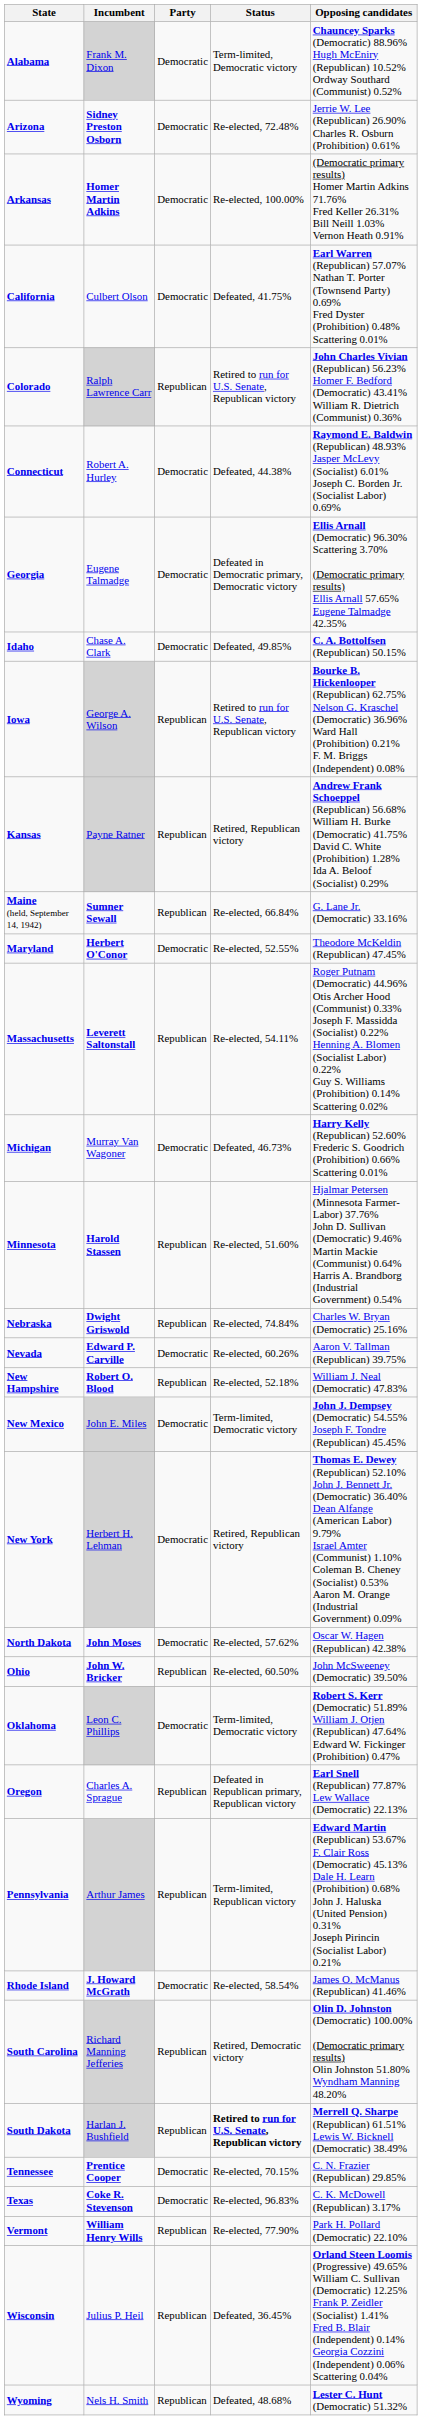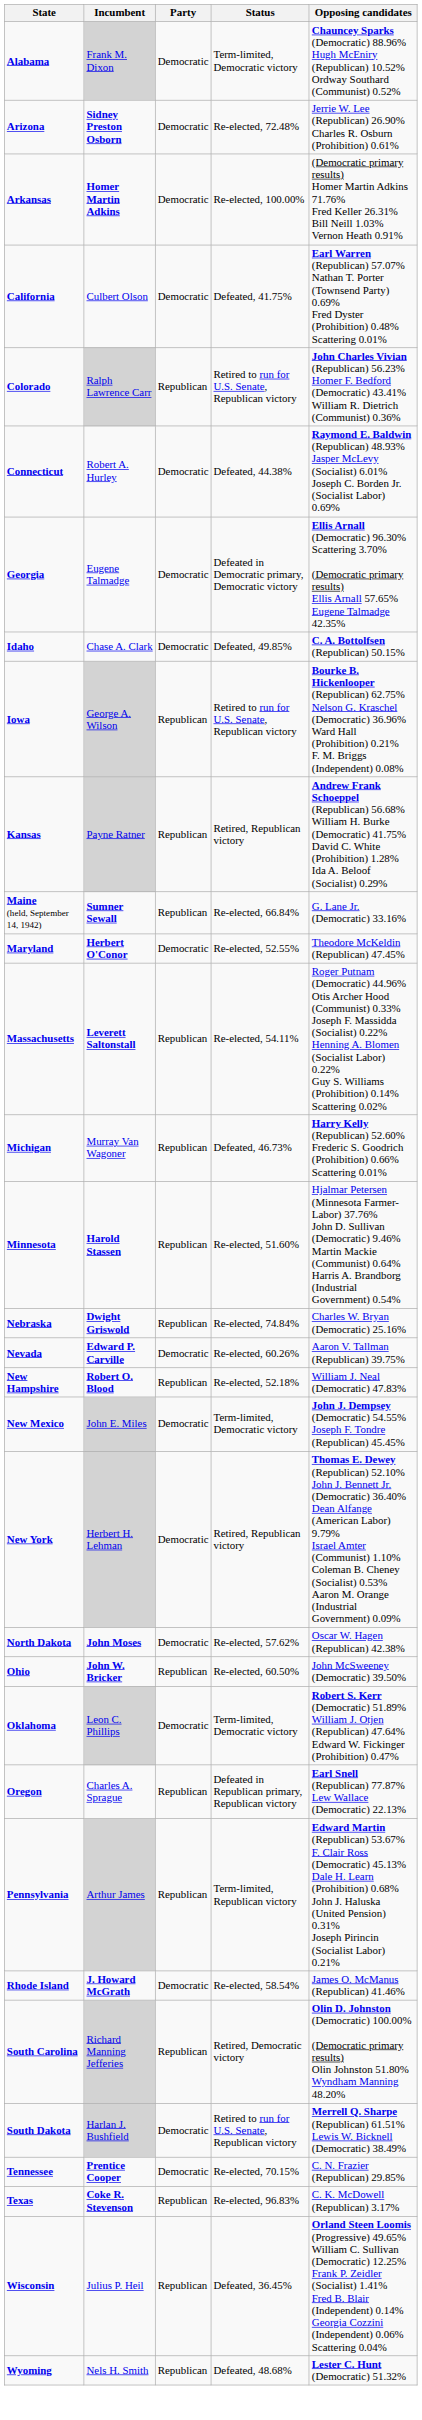(183, 1148) Democratic -> (183, 1148) Republican
(182, 2130) Republican -> (183, 2130) Democratic
(257, 2130) bold -> (255, 2130) normal
(183, 2201) Democratic -> (183, 2201) Republican
- row: (27, 2231)
